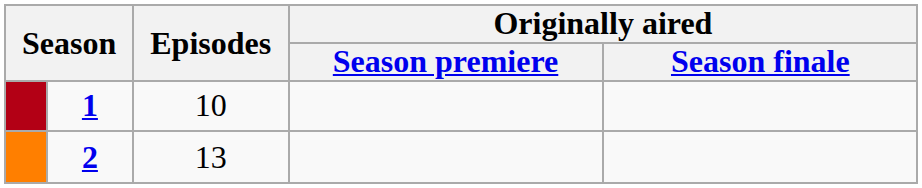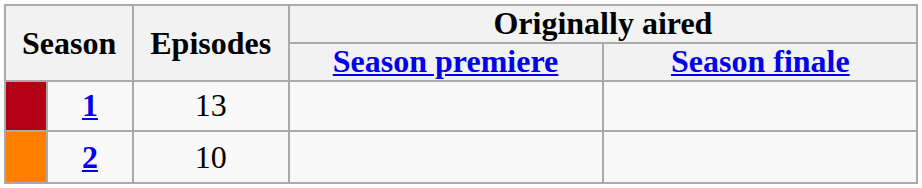(211, 105) 10 -> (211, 105) 13
(211, 156) 13 -> (211, 156) 10
